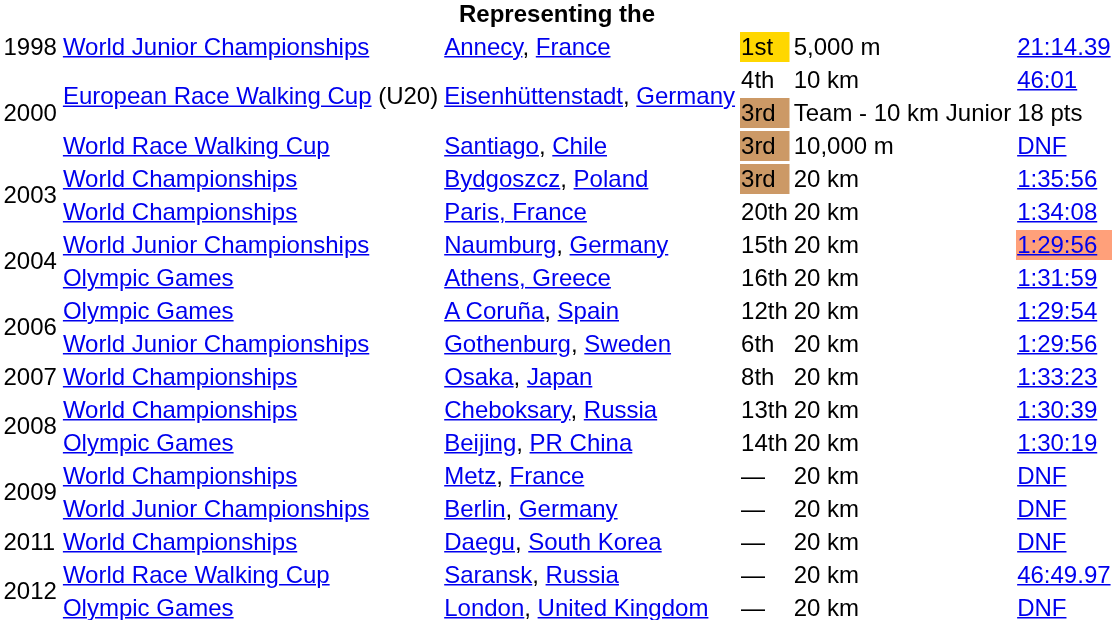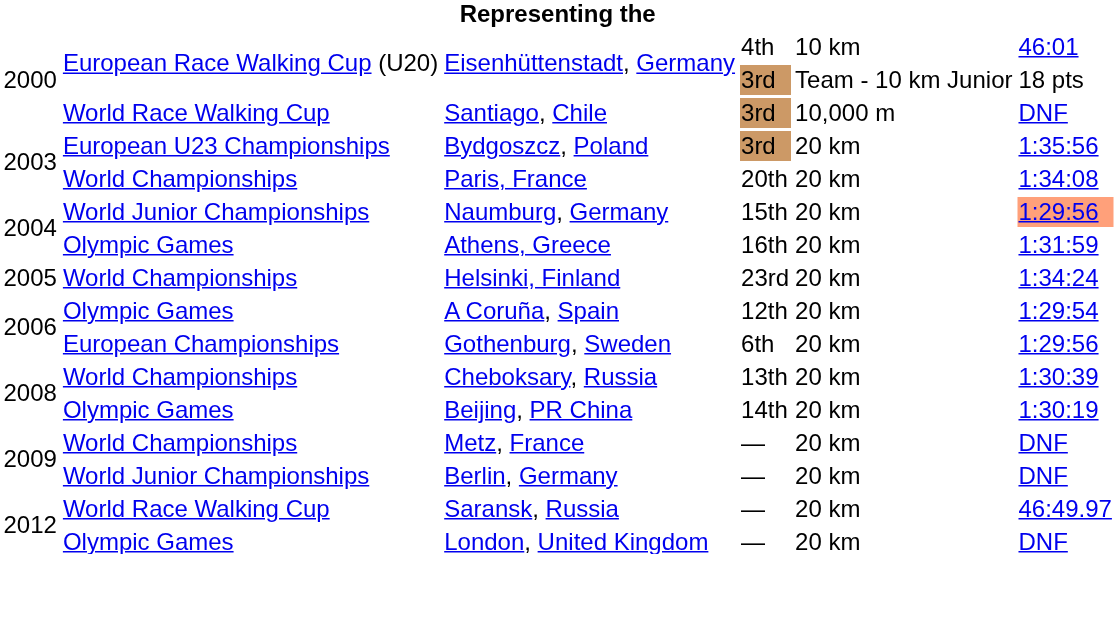- row: (527, 46)
(180, 178) World Championships -> (226, 145) European U23 Championships
+ row: (532, 277)
(216, 343) World Junior Championships -> (201, 343) European Championships
- row: (518, 376)
- row: (553, 541)
